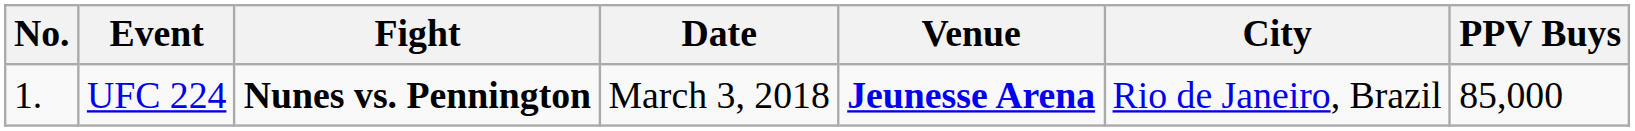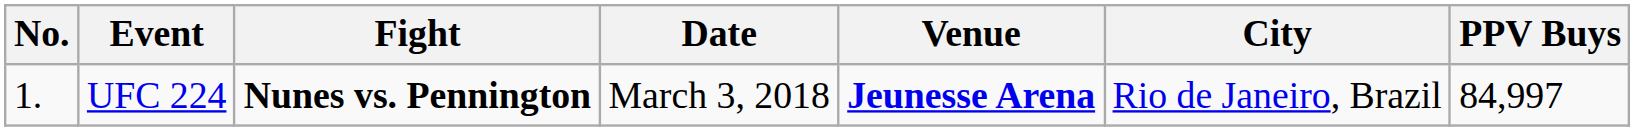(1511, 94) 85,000 -> (1511, 94) 84,997
